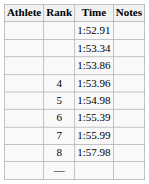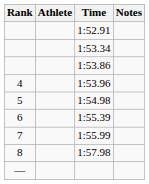columns swapped: (59, 13) <-> (24, 13)
